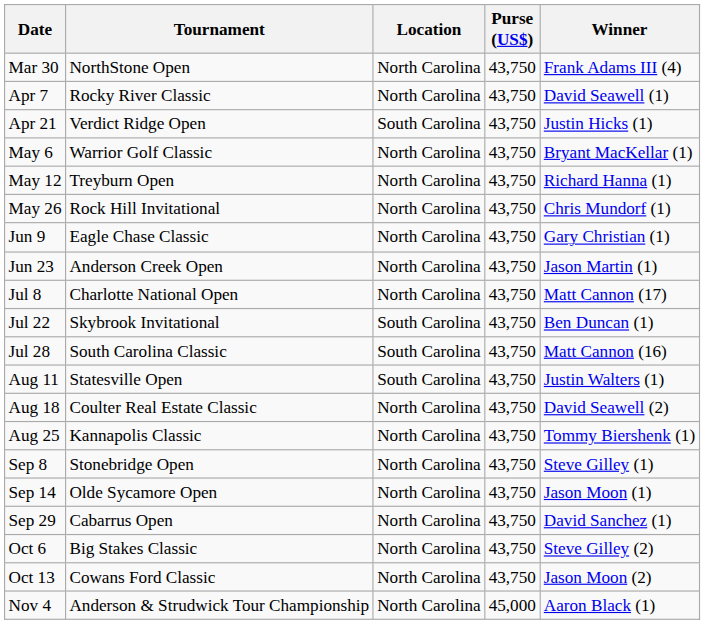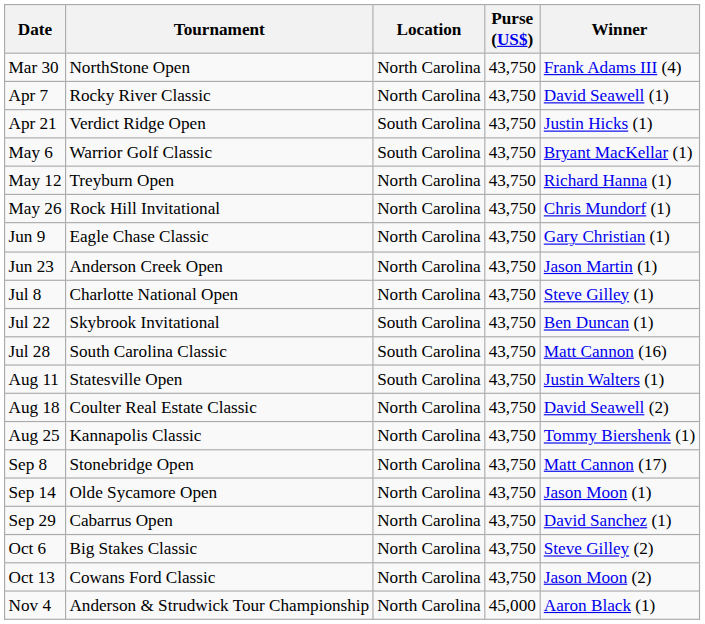(429, 152) North Carolina -> (429, 152) South Carolina
(605, 294) Matt Cannon (17) -> (599, 294) Steve Gilley (1)
(599, 463) Steve Gilley (1) -> (605, 463) Matt Cannon (17)
